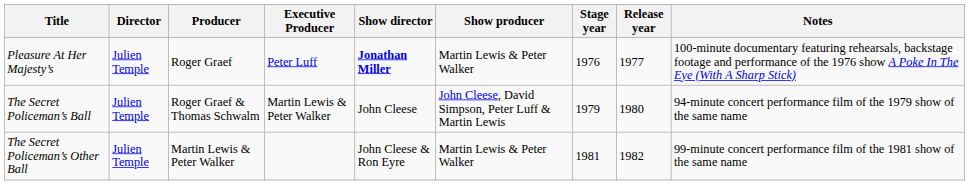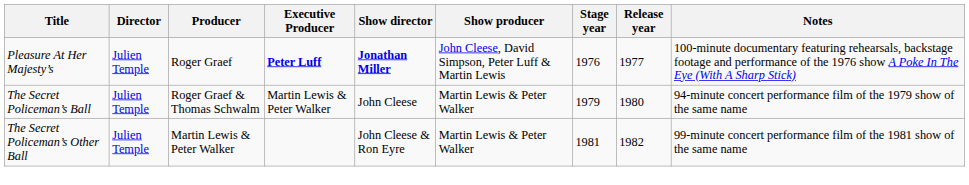(292, 61) normal -> (294, 61) bold
(493, 61) Martin Lewis & Peter Walker -> (495, 61) John Cleese, David Simpson, Peter Luff & Martin Lewis
(495, 108) John Cleese, David Simpson, Peter Luff & Martin Lewis -> (493, 101) Martin Lewis & Peter Walker
